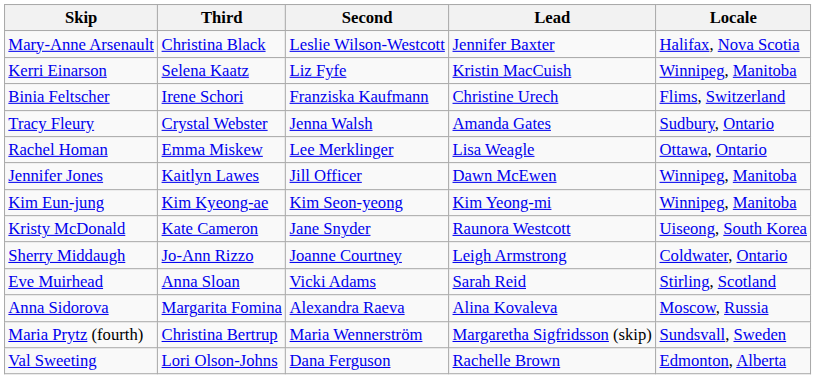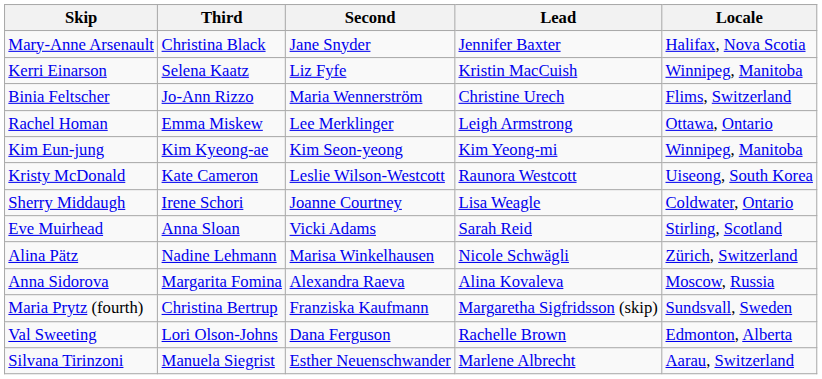(367, 44) Leslie Wilson-Westcott -> (330, 44) Jane Snyder
(202, 96) Irene Schori -> (208, 96) Jo-Ann Rizzo
(359, 96) Franziska Kaufmann -> (356, 96) Maria Wennerström
- row: (51, 123)
(494, 149) Lisa Weagle -> (516, 123) Leigh Armstrong
- row: (56, 176)
(330, 228) Jane Snyder -> (367, 176) Leslie Wilson-Westcott
(208, 255) Jo-Ann Rizzo -> (202, 202) Irene Schori
(510, 255) Leigh Armstrong -> (499, 202) Lisa Weagle
+ row: (43, 255)
(356, 334) Maria Wennerström -> (359, 307) Franziska Kaufmann
+ row: (66, 360)
